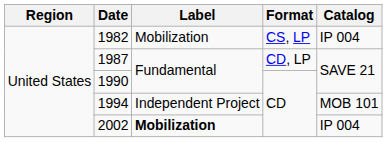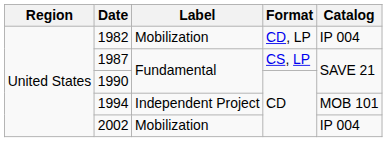(288, 37) CS, LP -> (288, 37) CD, LP
(288, 59) CD, LP -> (288, 59) CS, LP
(175, 125) bold -> (172, 125) normal
